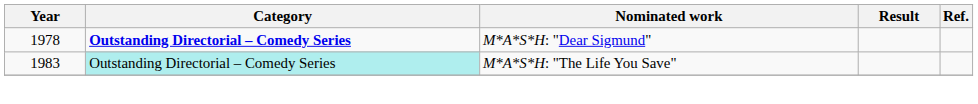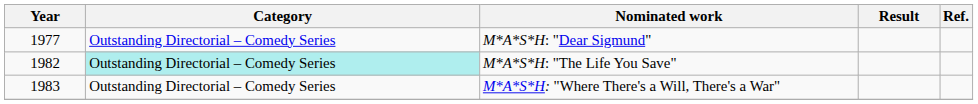(45, 39) 1978 -> (45, 39) 1977
(220, 39) bold -> (212, 39) normal
(45, 63) 1983 -> (45, 63) 1982
+ row: (632, 87)
